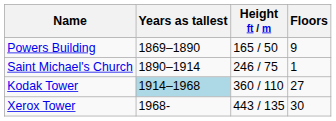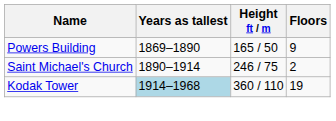(294, 67) 1 -> (293, 67) 2
(297, 86) 27 -> (296, 86) 19
- row: (41, 106)
